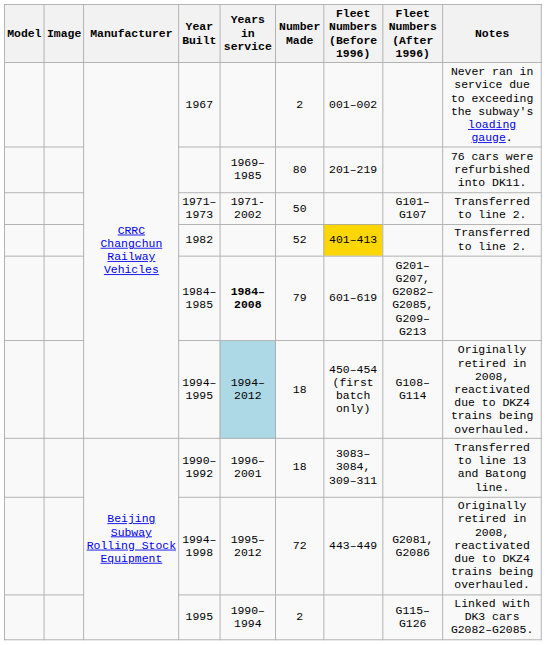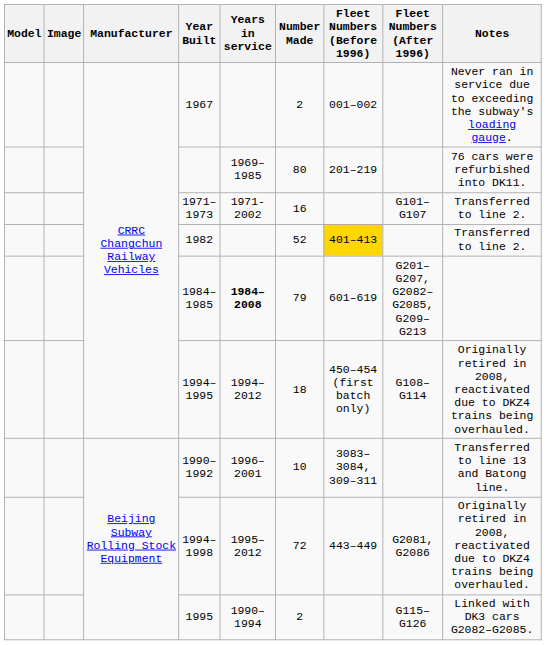(300, 208) 50 -> (300, 208) 16
(248, 390) lightblue background -> (248, 390) no background
(300, 468) 18 -> (300, 468) 10
